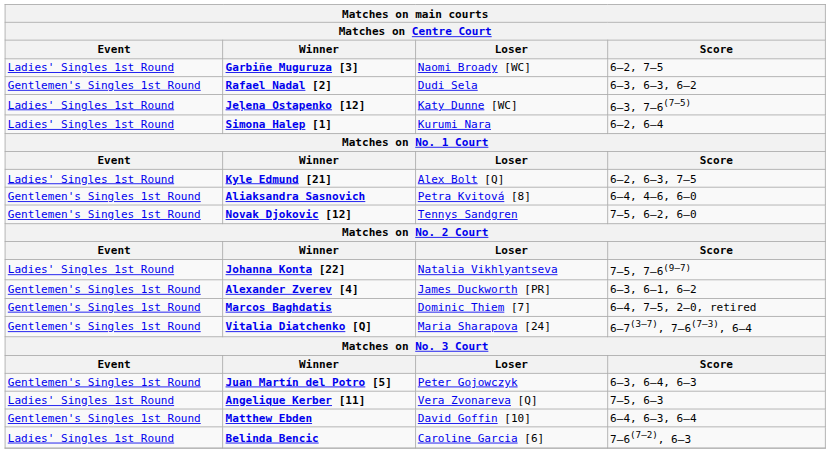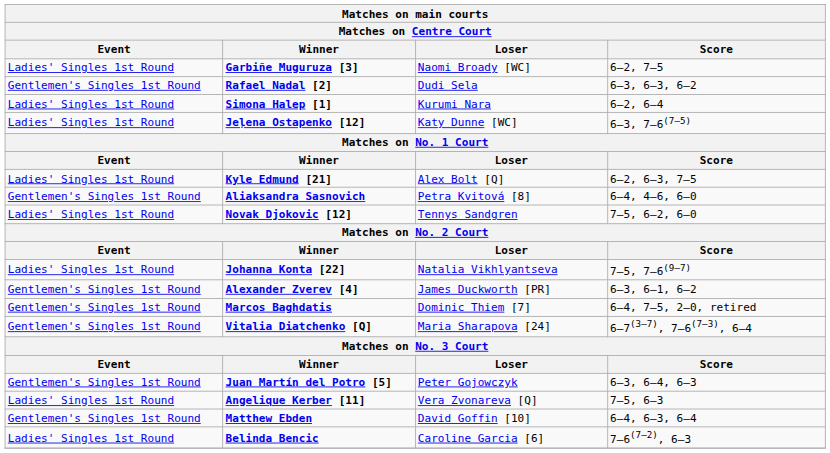rows swapped: (279, 124) <-> (295, 105)
(104, 214) Gentlemen's Singles 1st Round -> (91, 214) Ladies' Singles 1st Round
